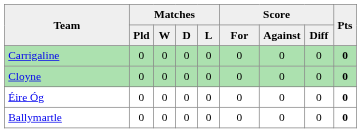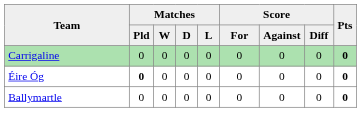- row: (25, 76)
(141, 97) normal -> (141, 76) bold
